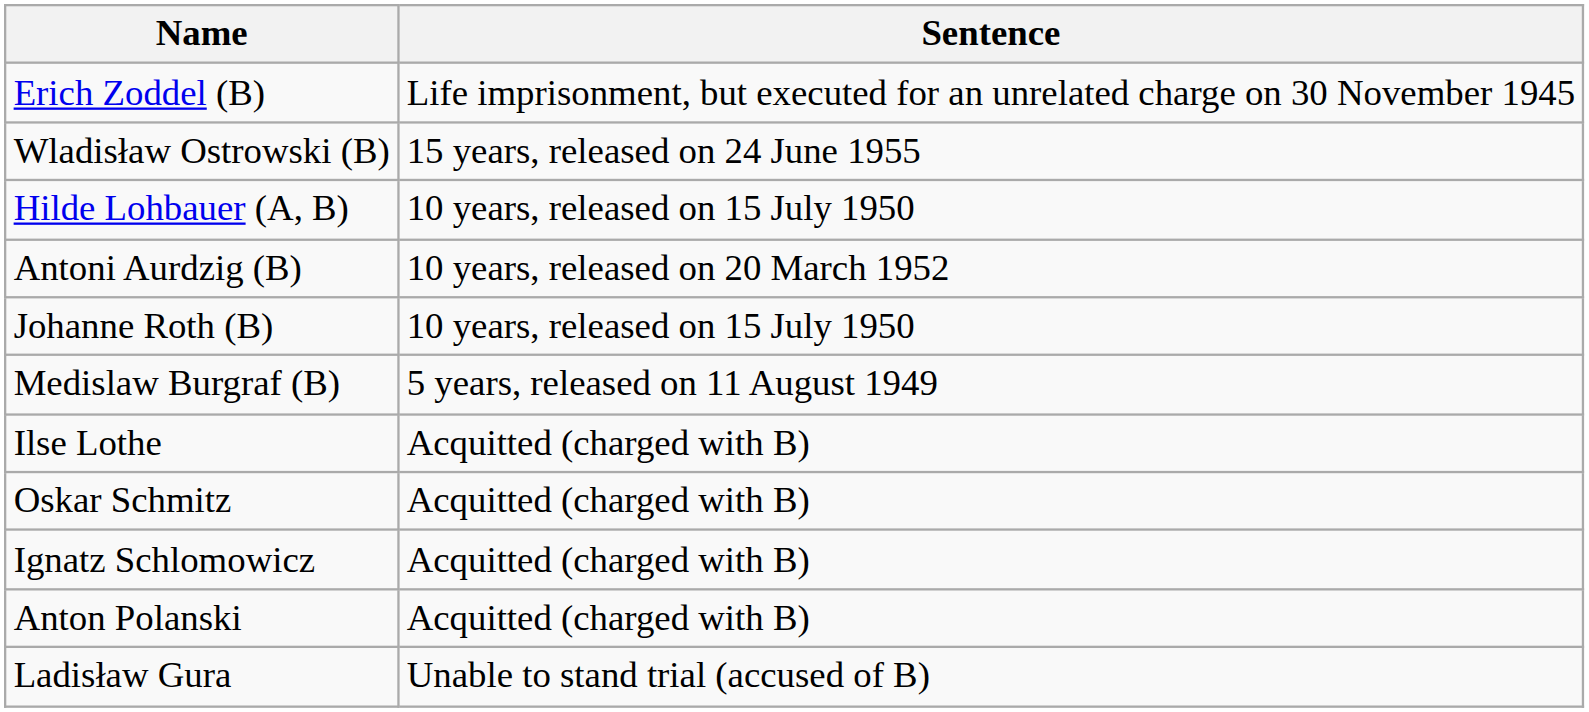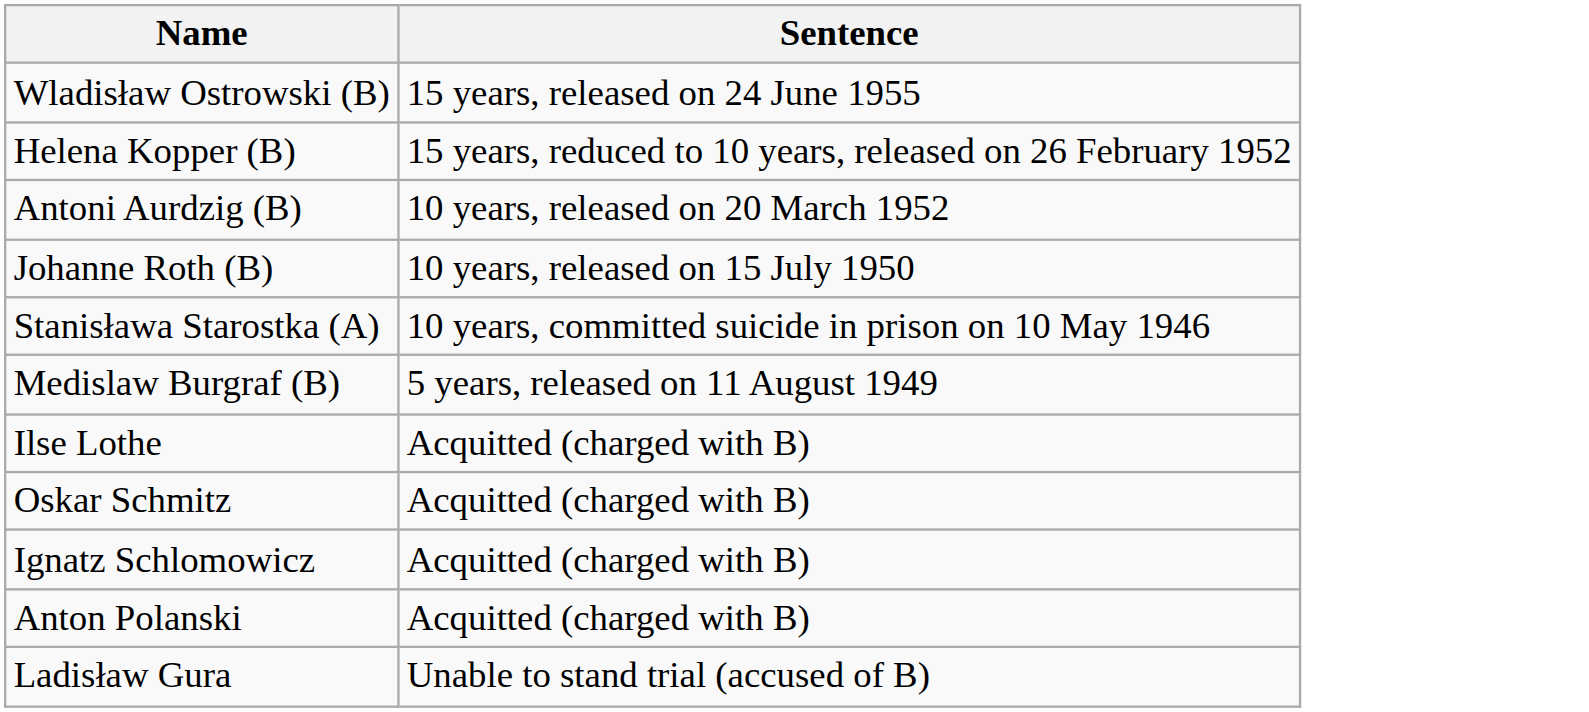- row: (139, 92)
+ row: (155, 150)
- row: (181, 208)
+ row: (197, 325)
